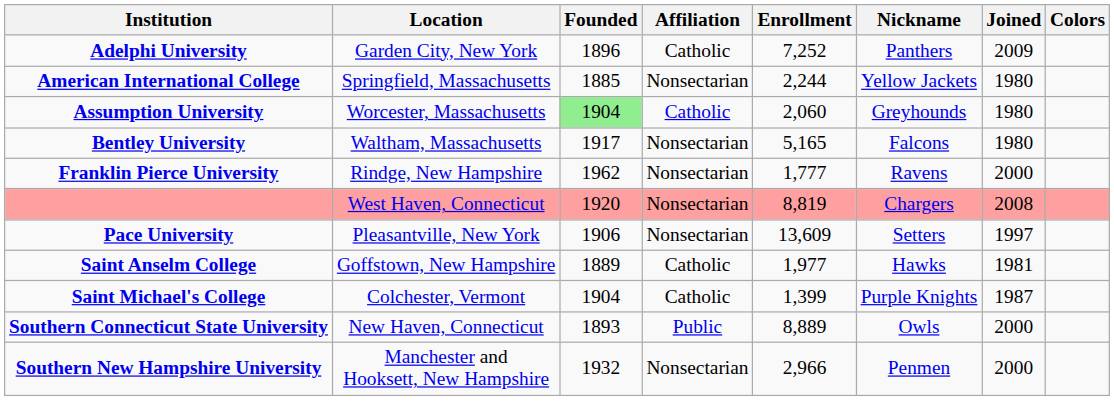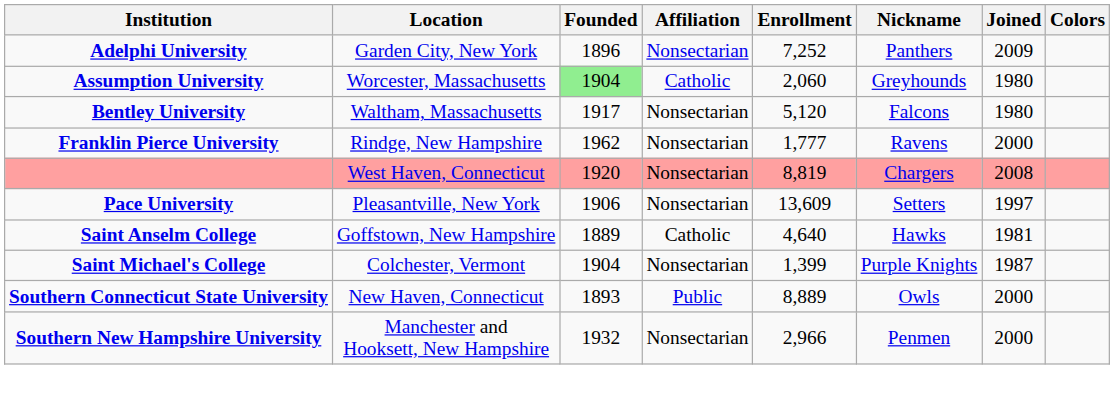(697, 50) Catholic -> (697, 50) Nonsectarian
- row: (169, 81)
(805, 142) 5,165 -> (805, 111) 5,120
(805, 265) 1,977 -> (805, 234) 4,640
(697, 296) Catholic -> (697, 265) Nonsectarian
